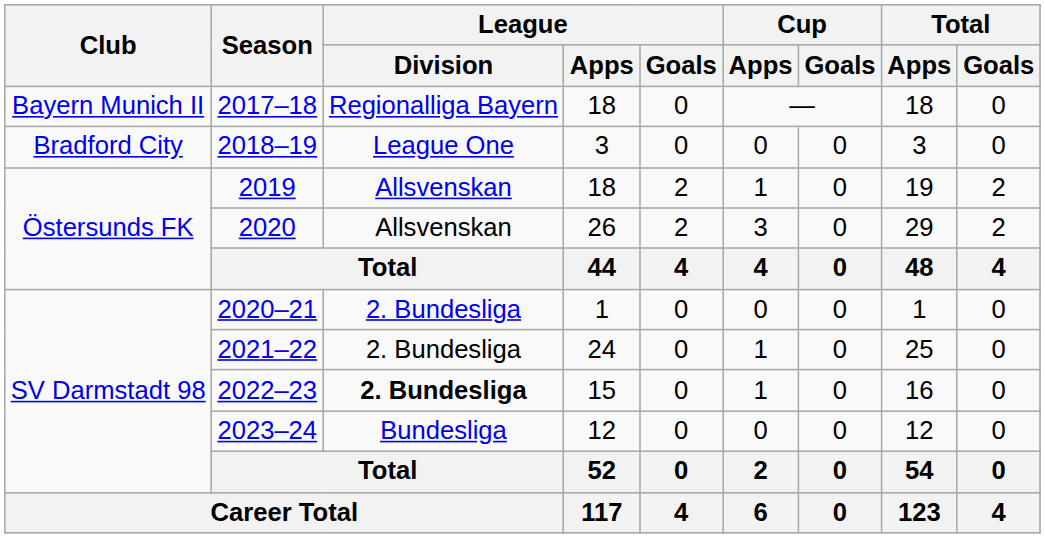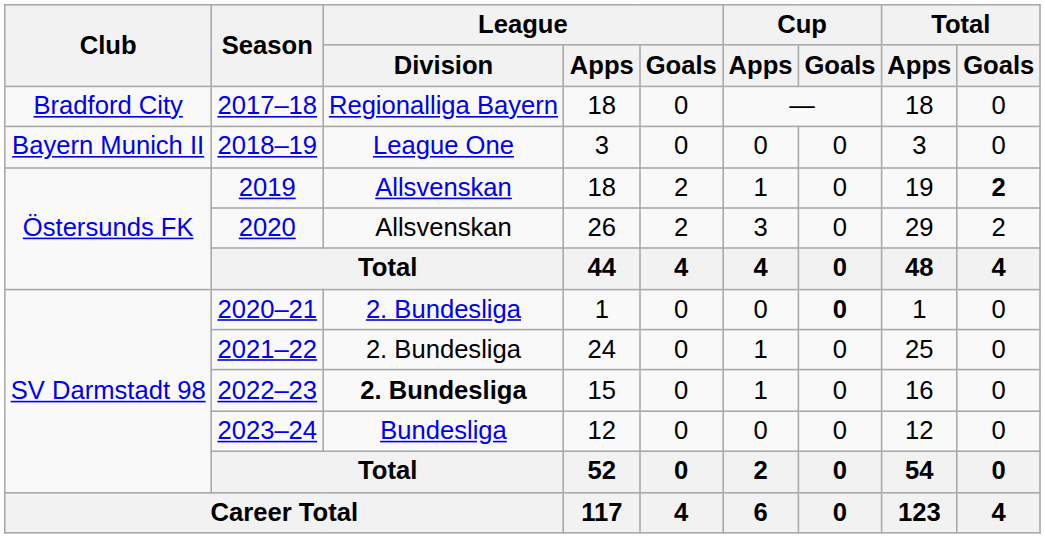(108, 106) Bayern Munich II -> (108, 106) Bradford City
(108, 146) Bradford City -> (108, 146) Bayern Munich II
(999, 187) normal -> (999, 187) bold
(840, 308) normal -> (840, 308) bold
